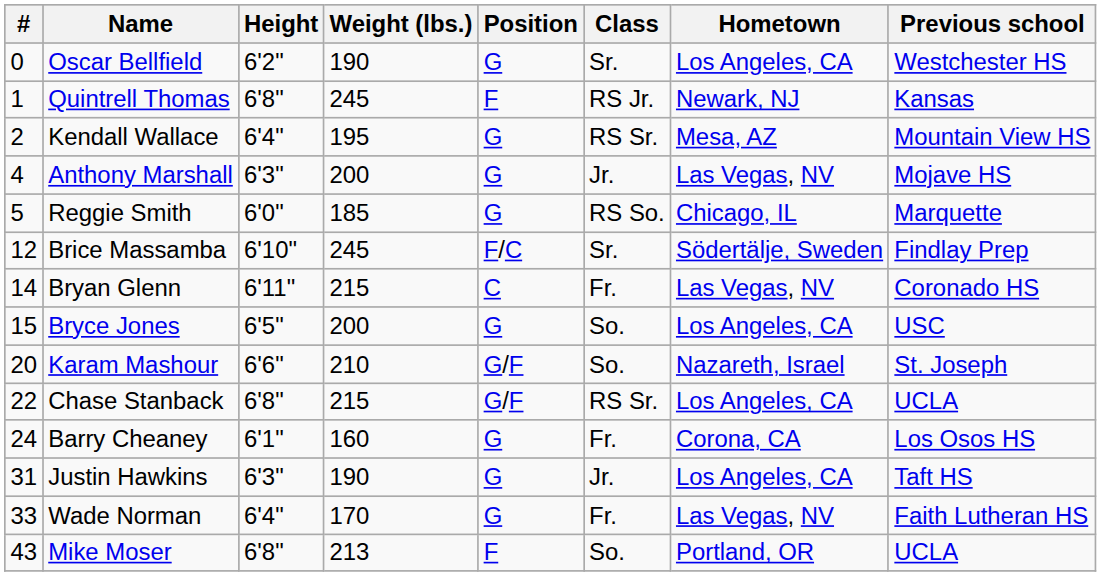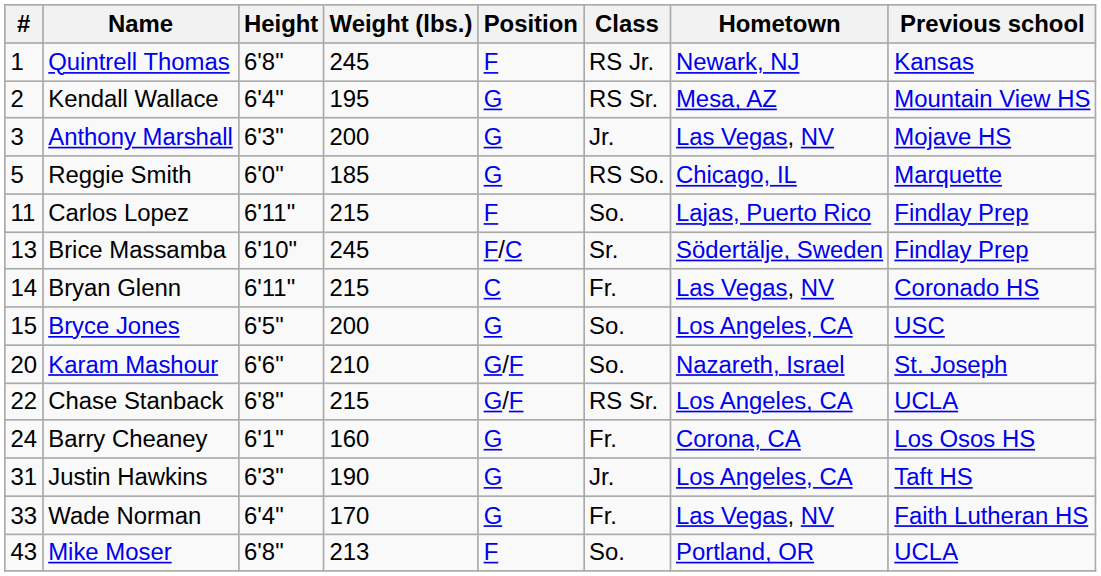- row: (125, 62)
(17, 175) 4 -> (17, 137) 3
+ row: (119, 213)
(24, 251) 12 -> (24, 251) 13
